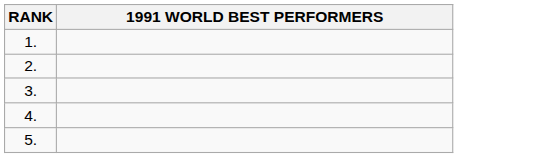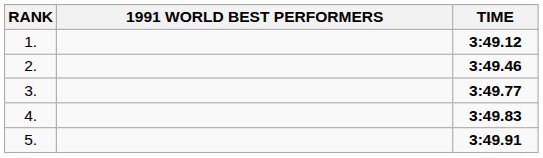+ column: (495, 17)
